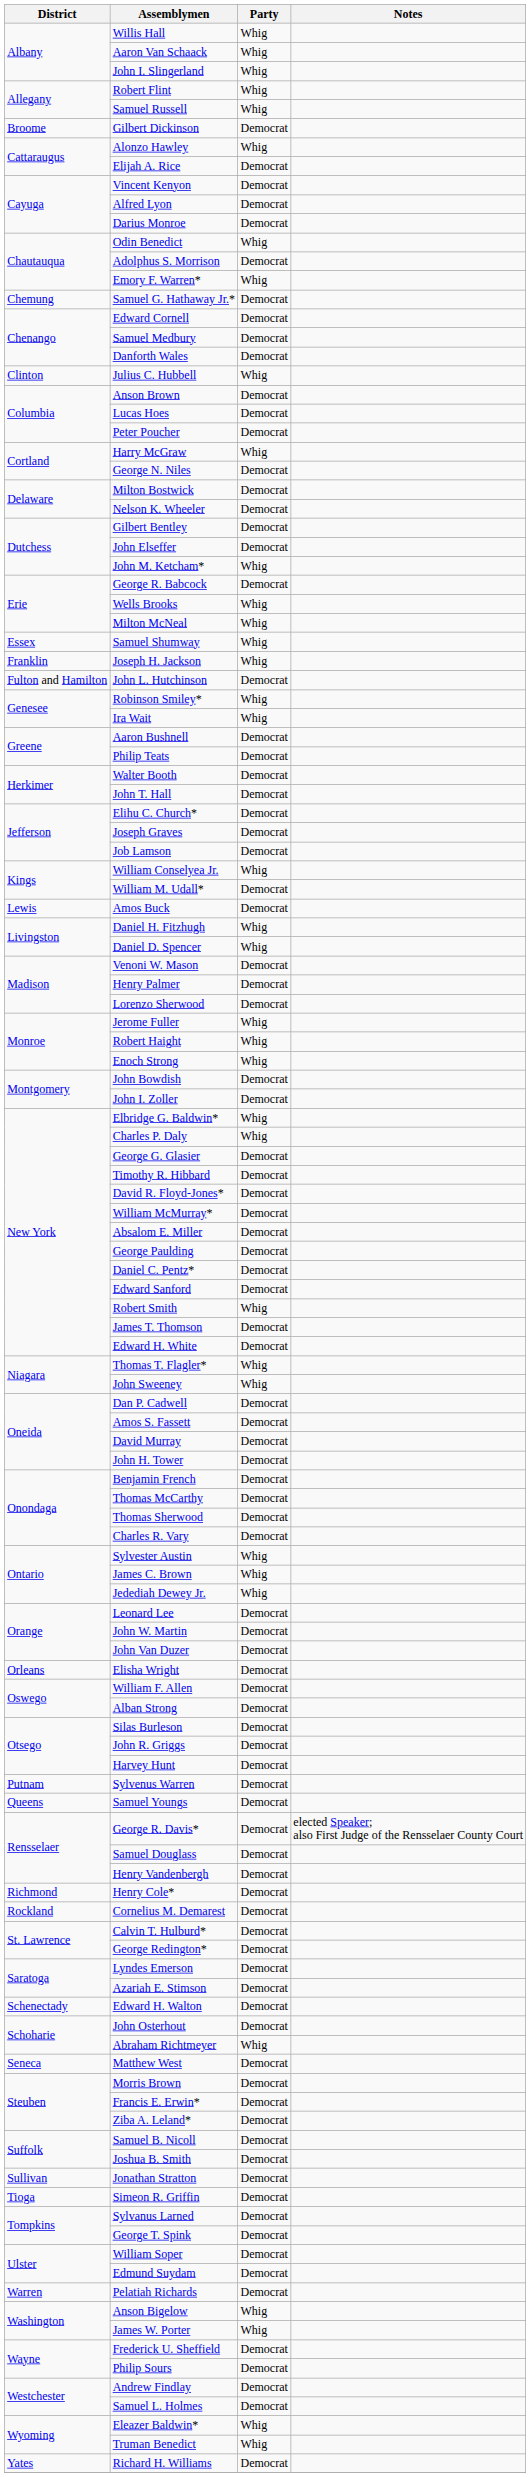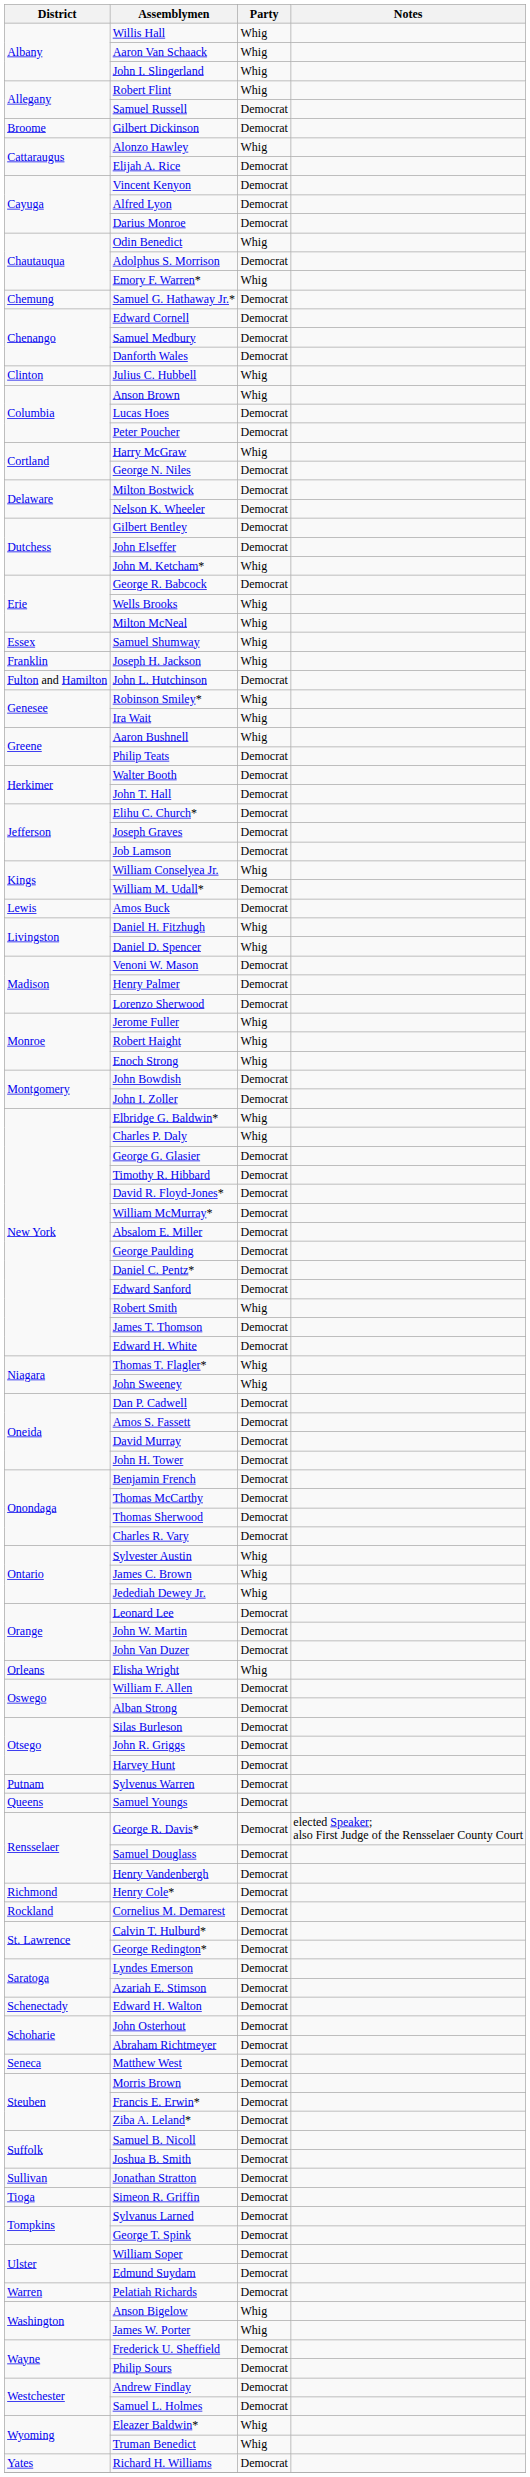(254, 109) Whig -> (264, 109) Democrat
(264, 394) Democrat -> (254, 394) Whig
(264, 737) Democrat -> (254, 737) Whig
(264, 1669) Democrat -> (254, 1669) Whig
(254, 2044) Whig -> (264, 2044) Democrat
